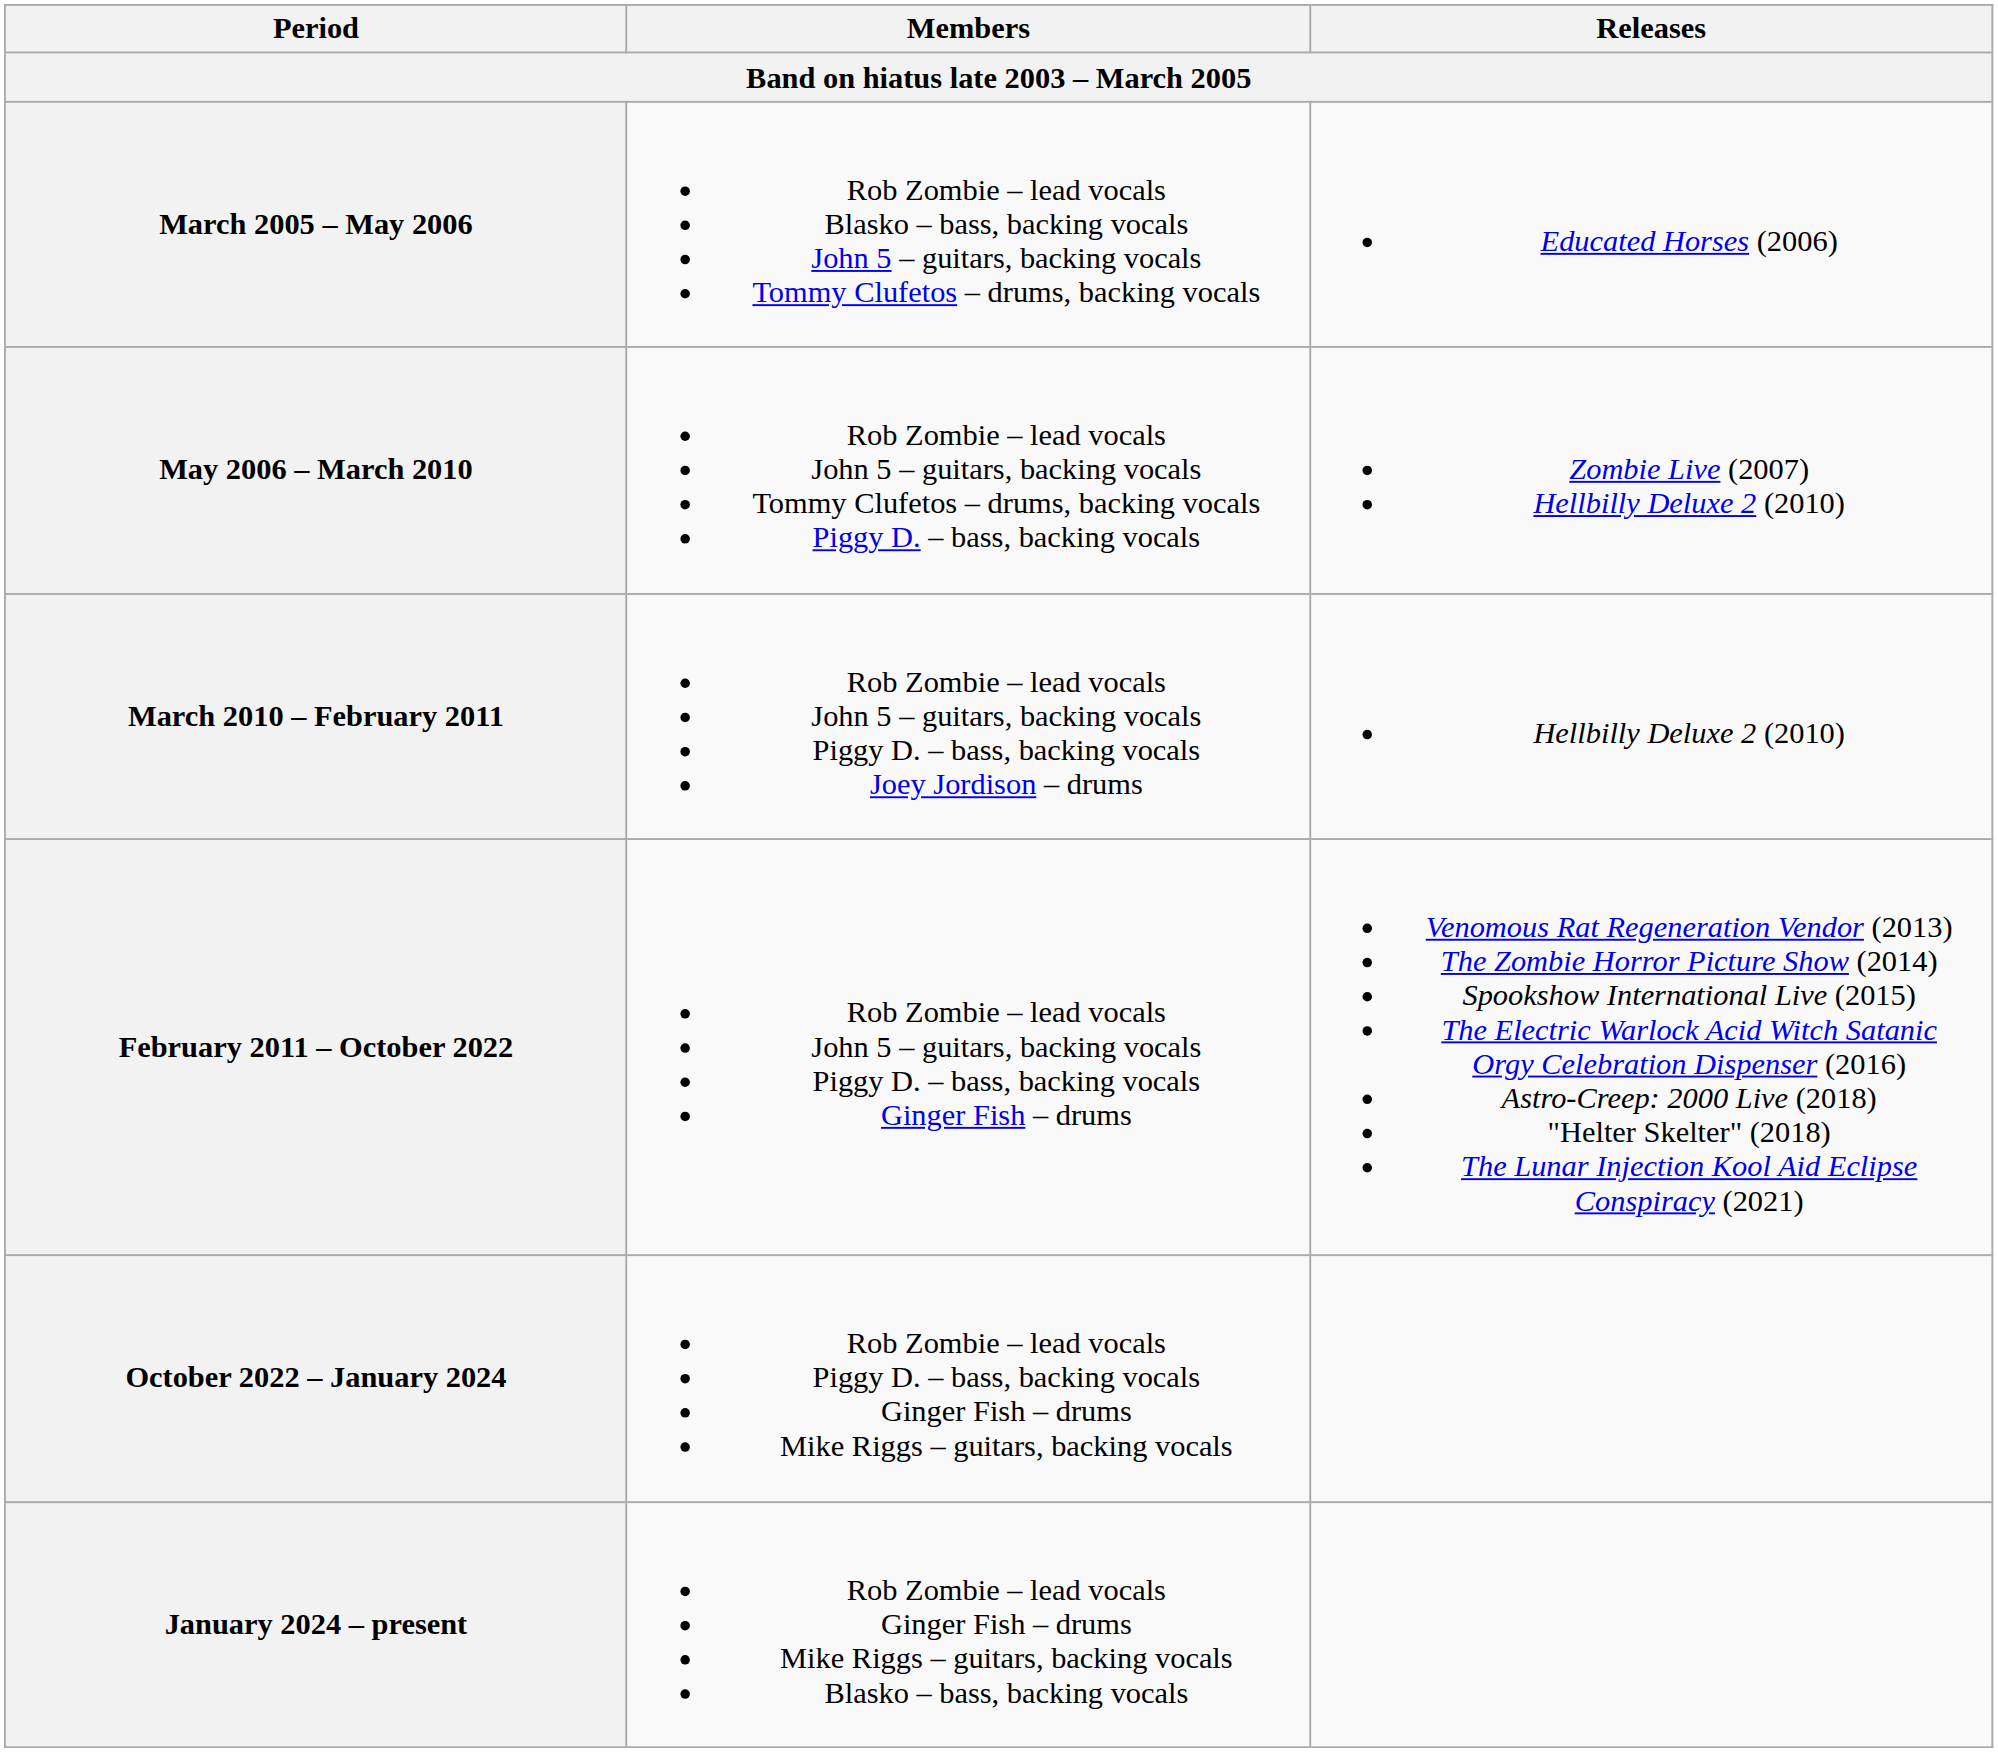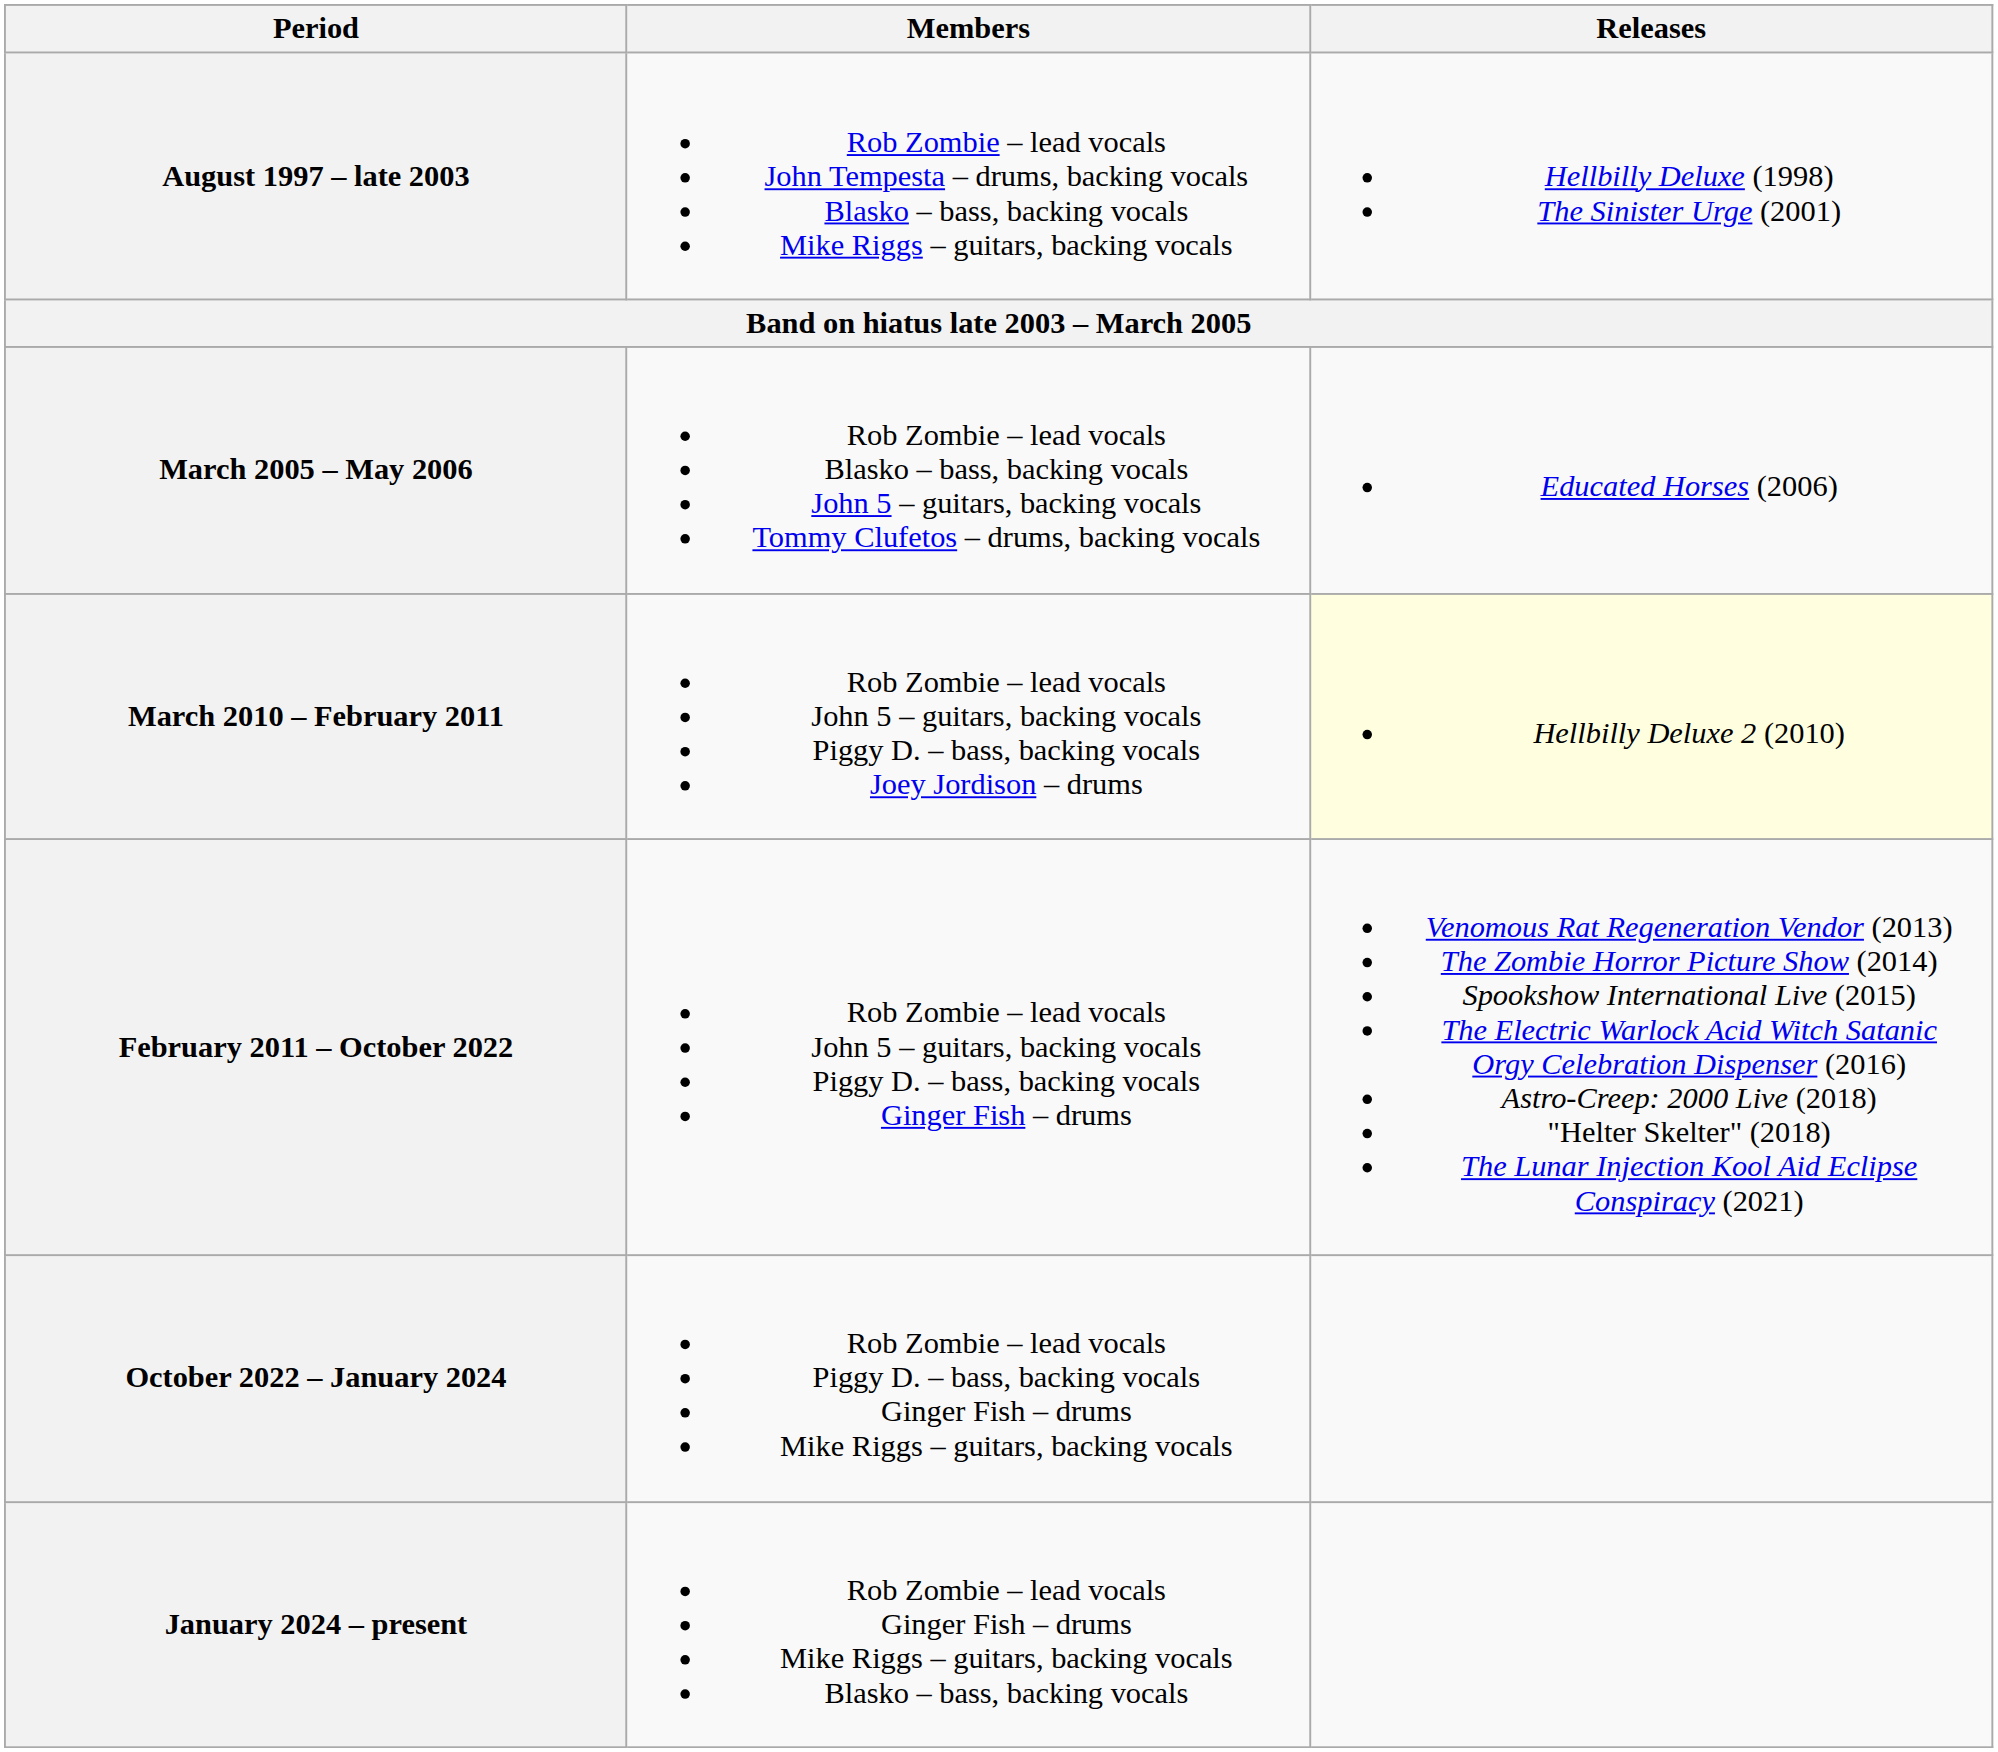+ row: (316, 175)
- row: (316, 469)
(1651, 733) no background -> (1651, 733) lightyellow background
